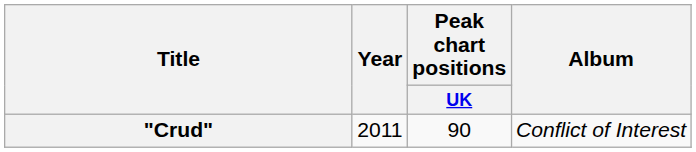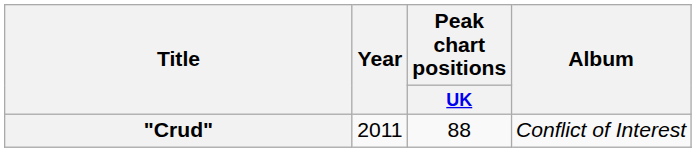(459, 130) 90 -> (459, 130) 88
